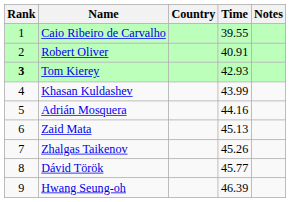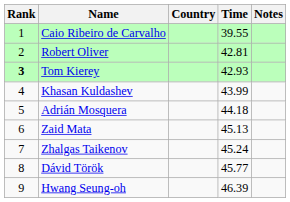(235, 52) 40.91 -> (235, 52) 42.81
(235, 110) 44.16 -> (235, 110) 44.18
(235, 149) 45.26 -> (235, 149) 45.24
